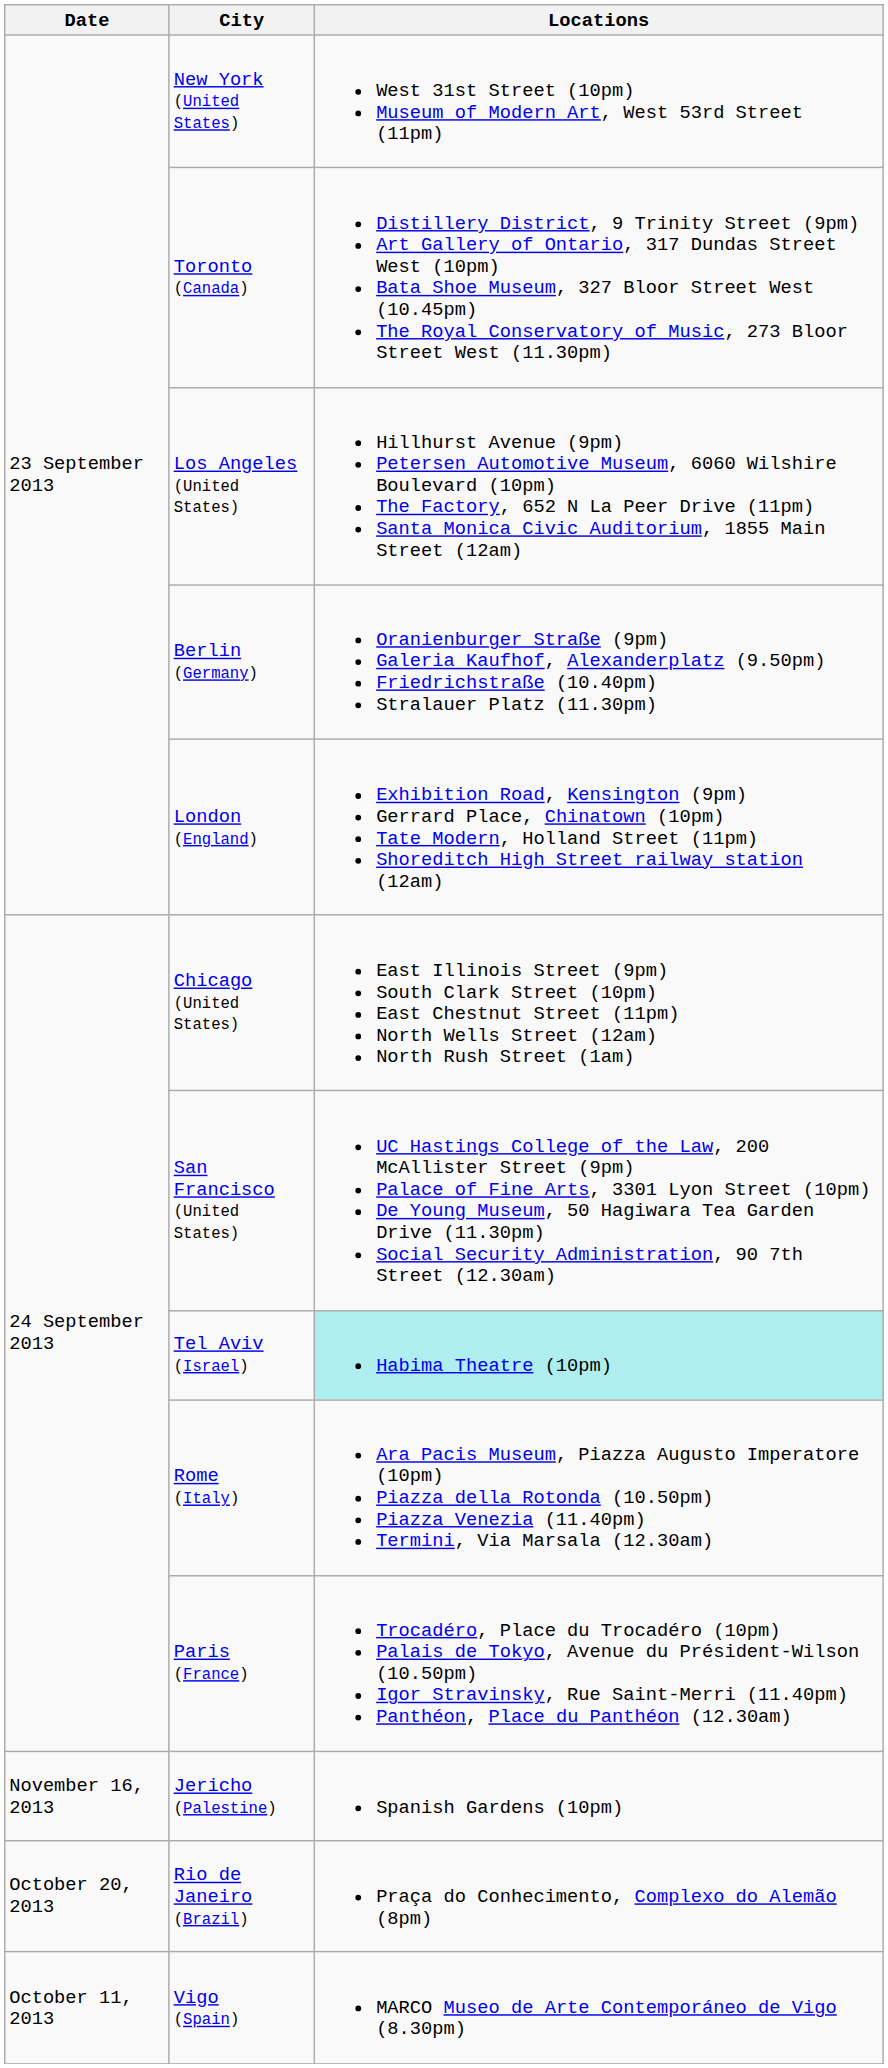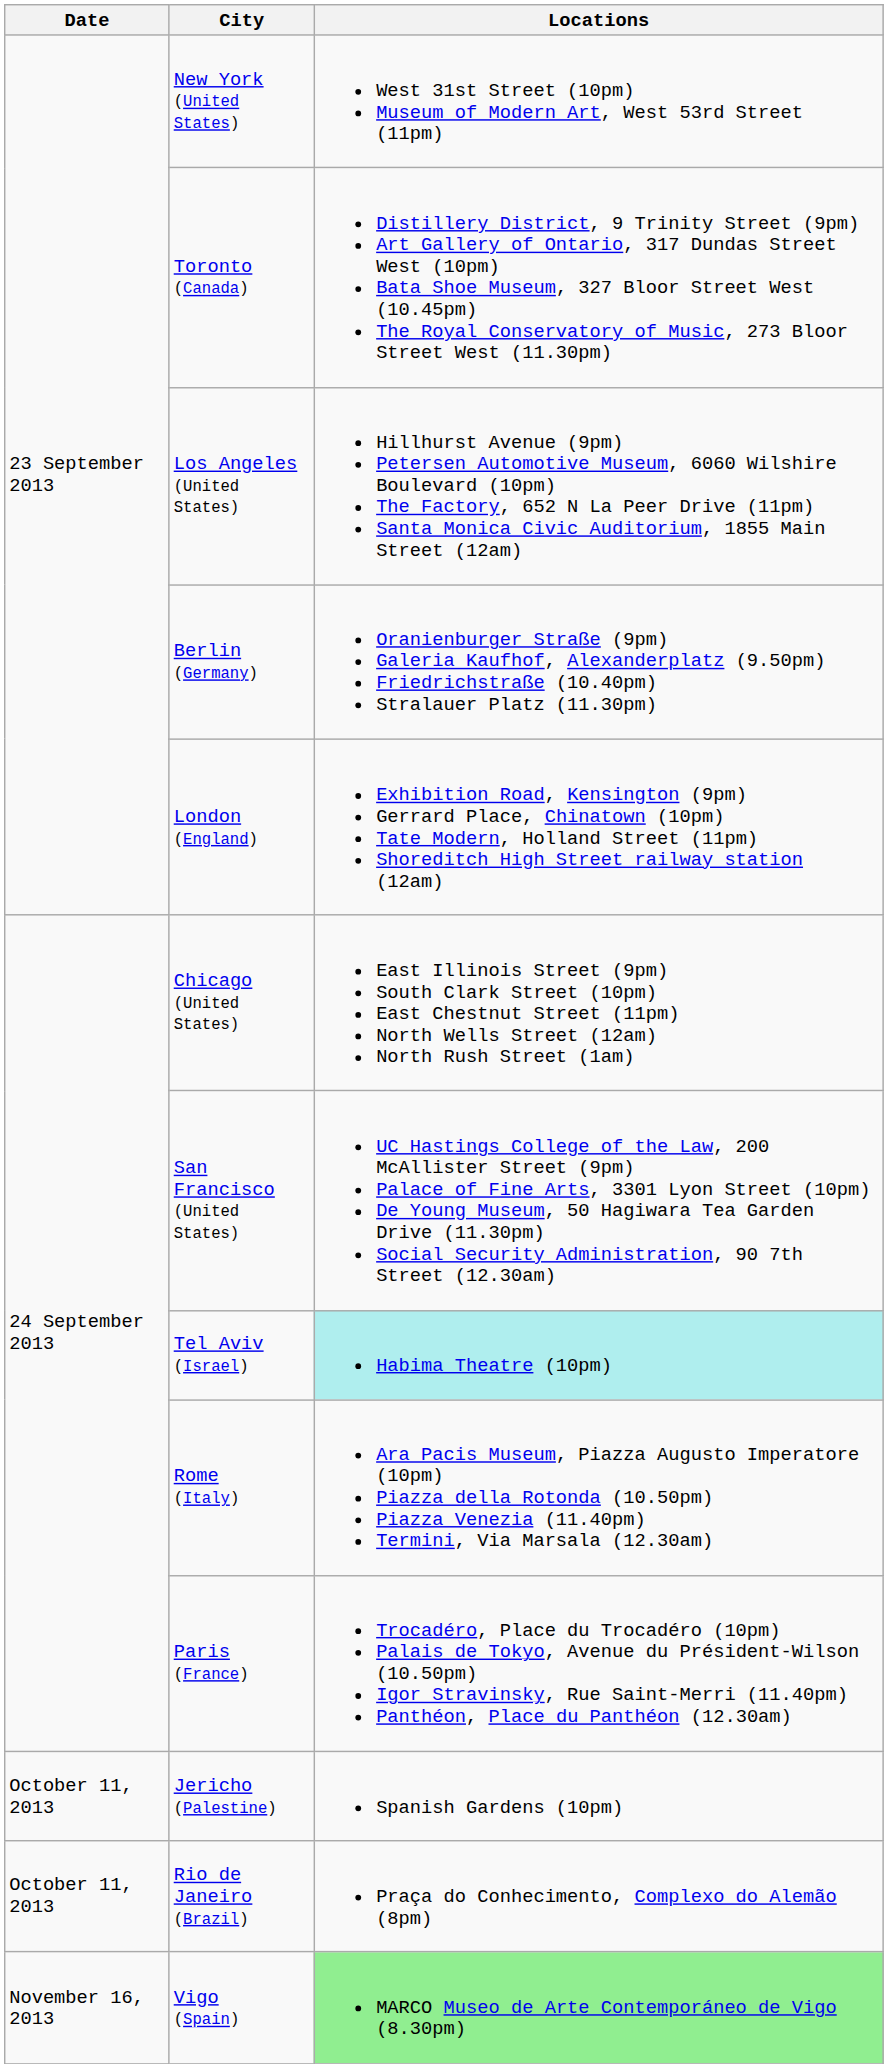(77, 1796) November 16, 2013 -> (71, 1796) October 11, 2013
(71, 1897) October 20, 2013 -> (71, 1897) October 11, 2013
(71, 2008) October 11, 2013 -> (77, 2008) November 16, 2013
(599, 2019) no background -> (599, 2019) lightgreen background
